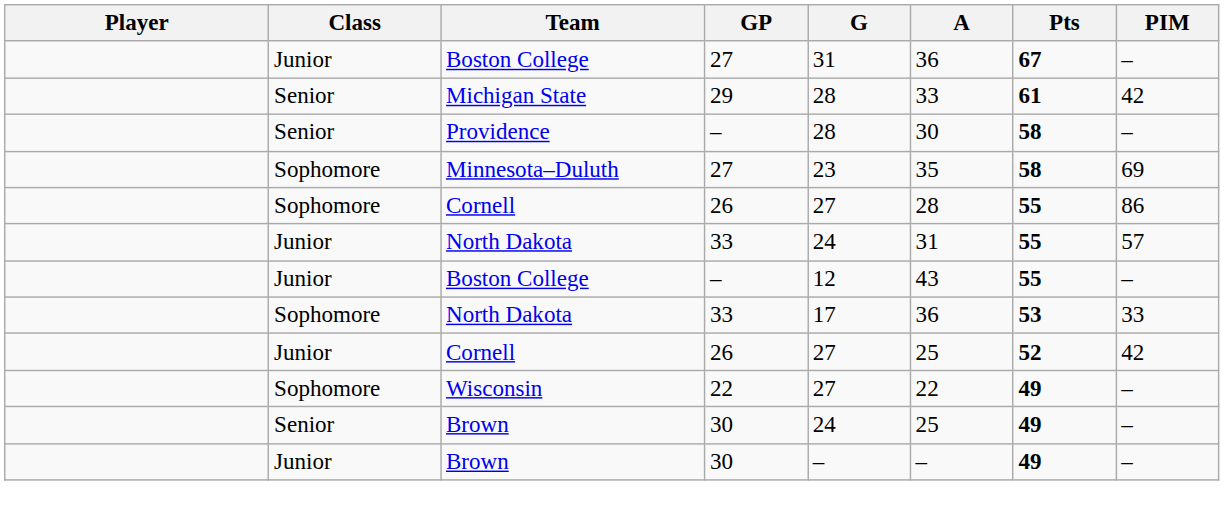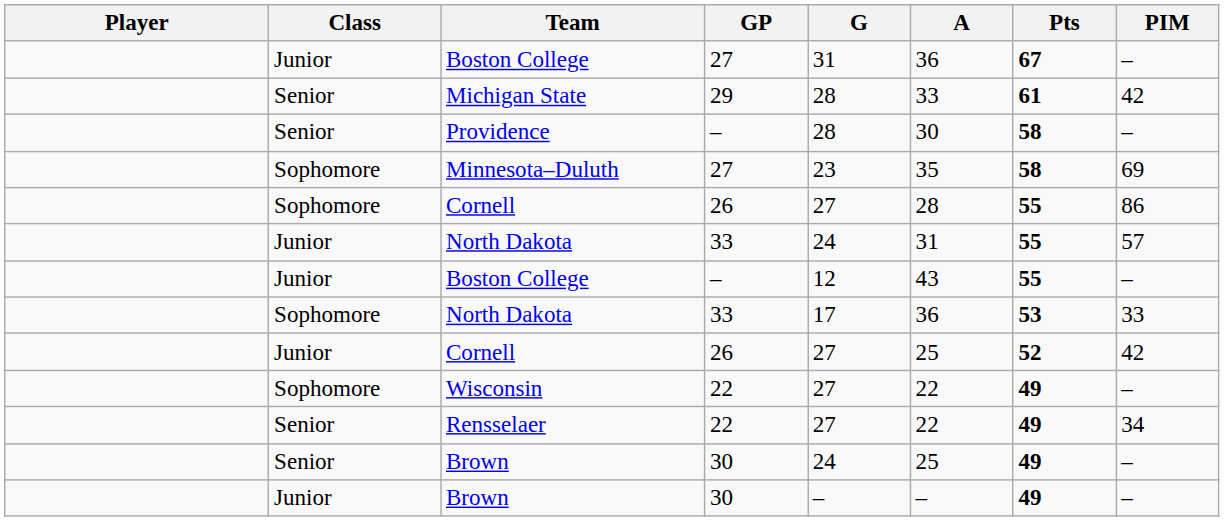+ row: (304, 424)
